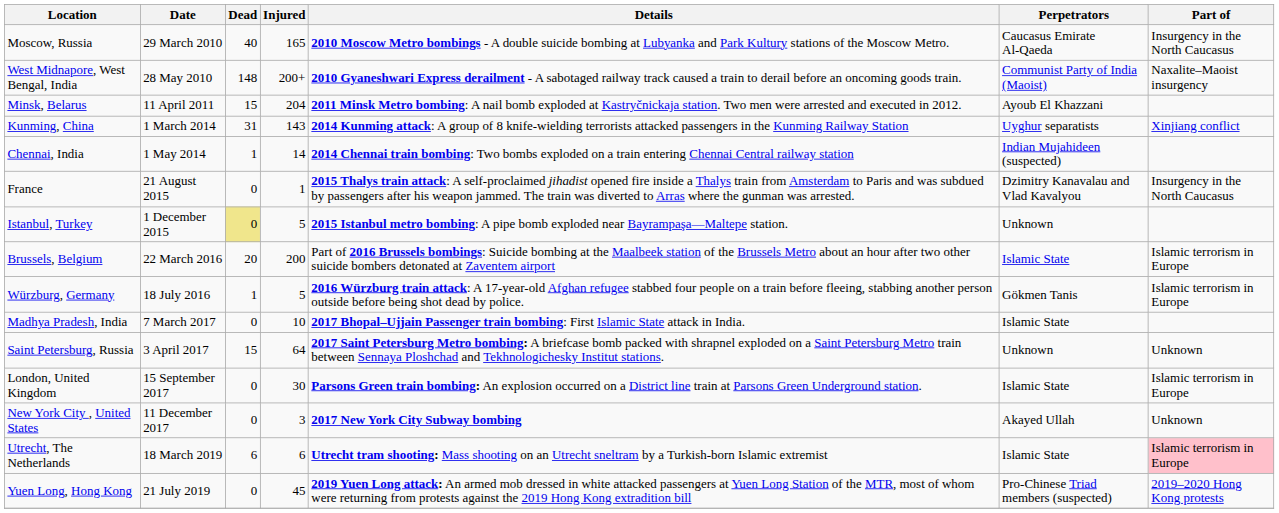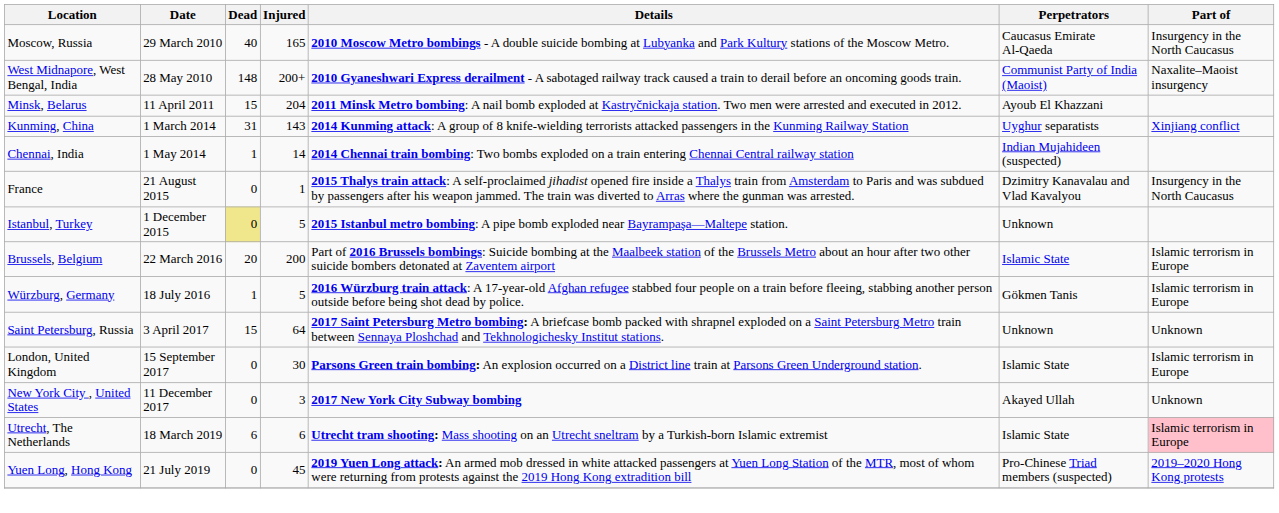- row: (67, 322)
